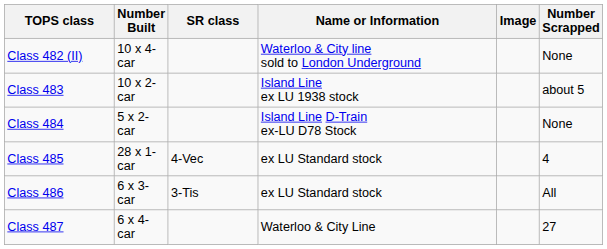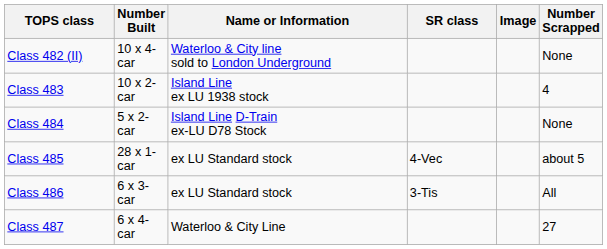columns swapped: (213, 21) <-> (377, 21)
(563, 90) about 5 -> (546, 90) 4
(546, 158) 4 -> (563, 158) about 5
